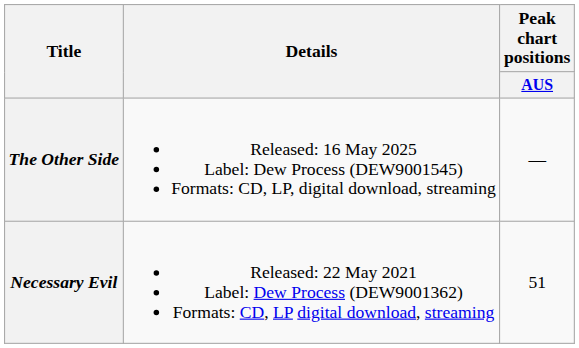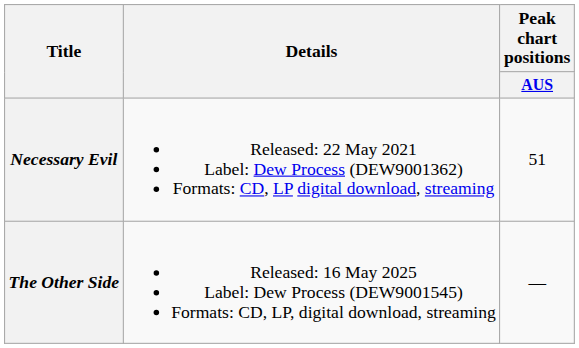rows swapped: (64, 281) <-> (64, 159)
